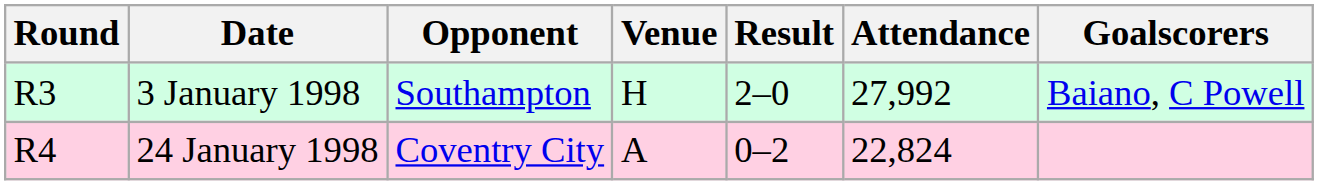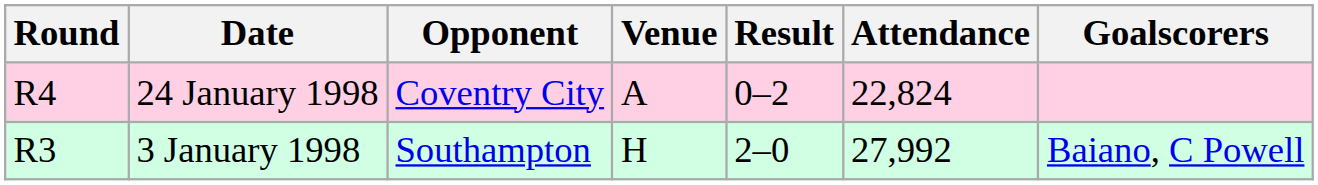rows swapped: (248, 91) <-> (257, 149)
